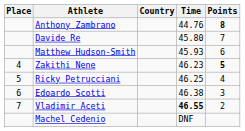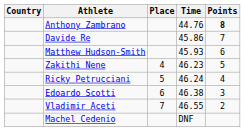columns swapped: (19, 11) <-> (157, 11)
(191, 38) 45.80 -> (191, 38) 45.86
(223, 65) bold -> (223, 65) normal
(191, 79) 46.25 -> (191, 79) 46.24
(191, 106) bold -> (191, 106) normal
